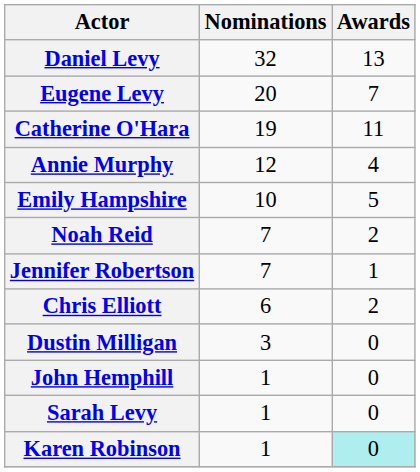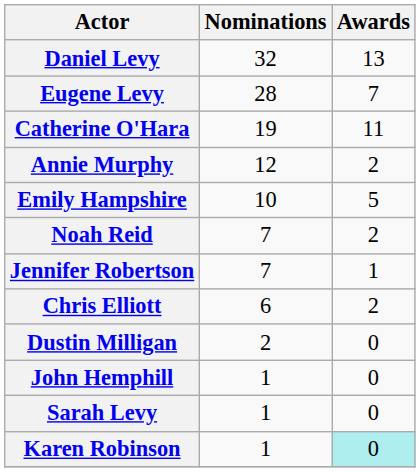(266, 93) 20 -> (266, 93) 28
(373, 164) 4 -> (373, 164) 2
(266, 341) 3 -> (266, 341) 2
